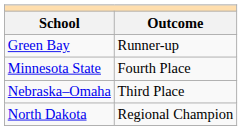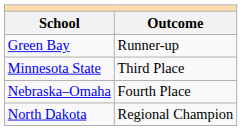(154, 68) Fourth Place -> (151, 68) Third Place
(151, 91) Third Place -> (154, 91) Fourth Place
